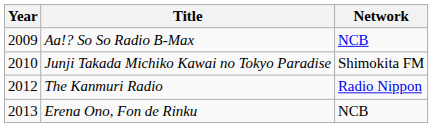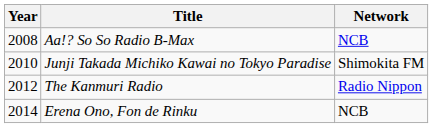(23, 39) 2009 -> (23, 39) 2008
(23, 110) 2013 -> (23, 110) 2014
